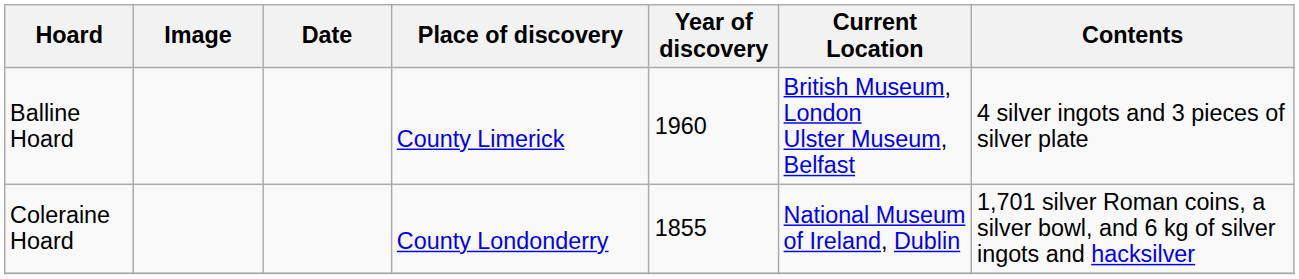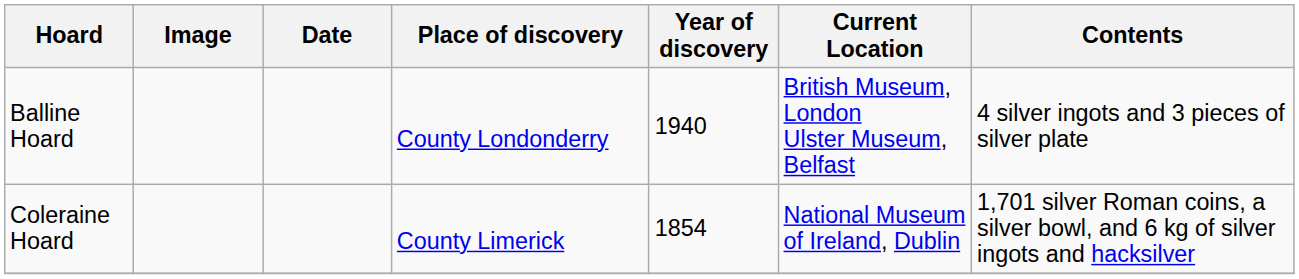(481, 138) County Limerick -> (503, 138) County Londonderry
(681, 125) 1960 -> (681, 125) 1940
(503, 241) County Londonderry -> (481, 241) County Limerick
(681, 228) 1855 -> (681, 228) 1854
